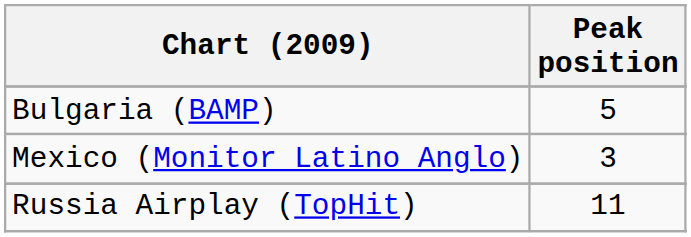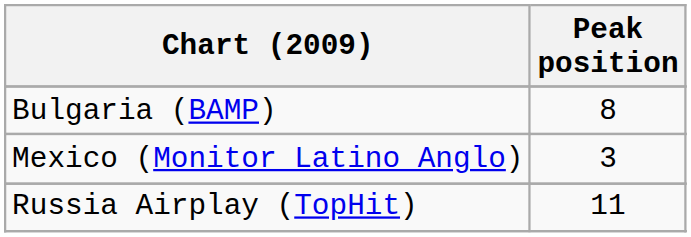(608, 111) 5 -> (608, 111) 8
